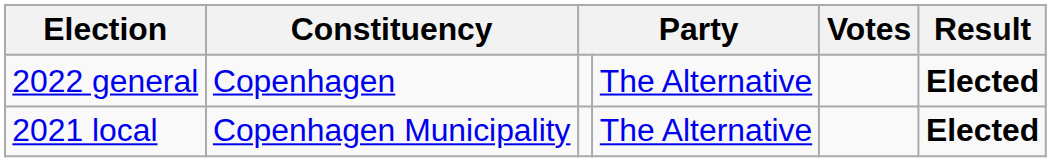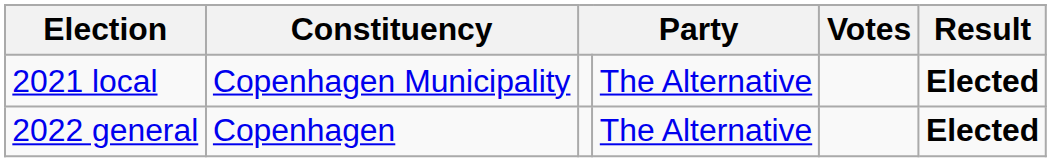rows swapped: (85, 130) <-> (105, 80)
